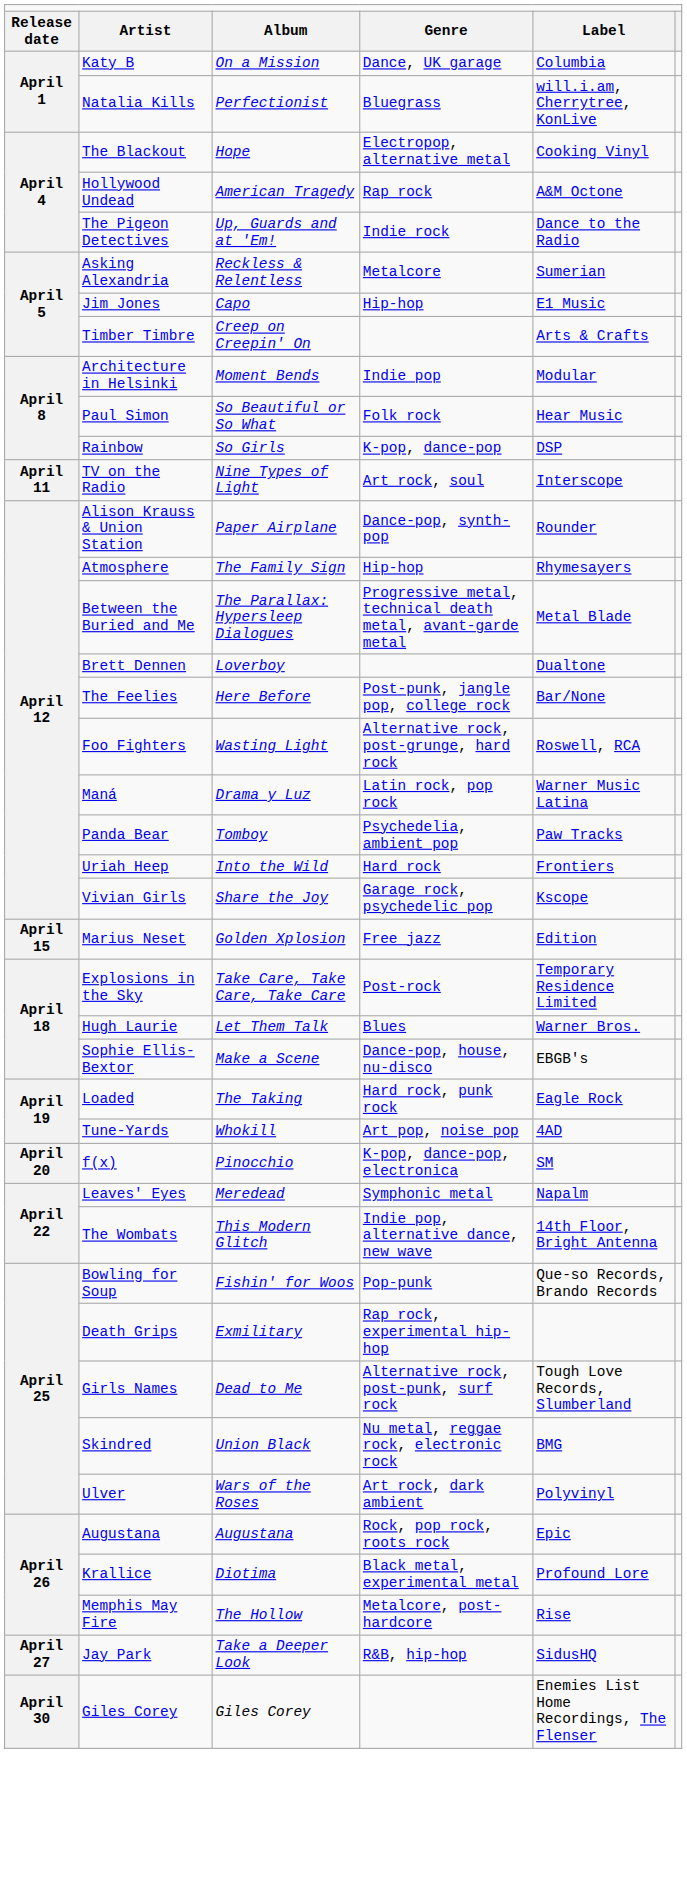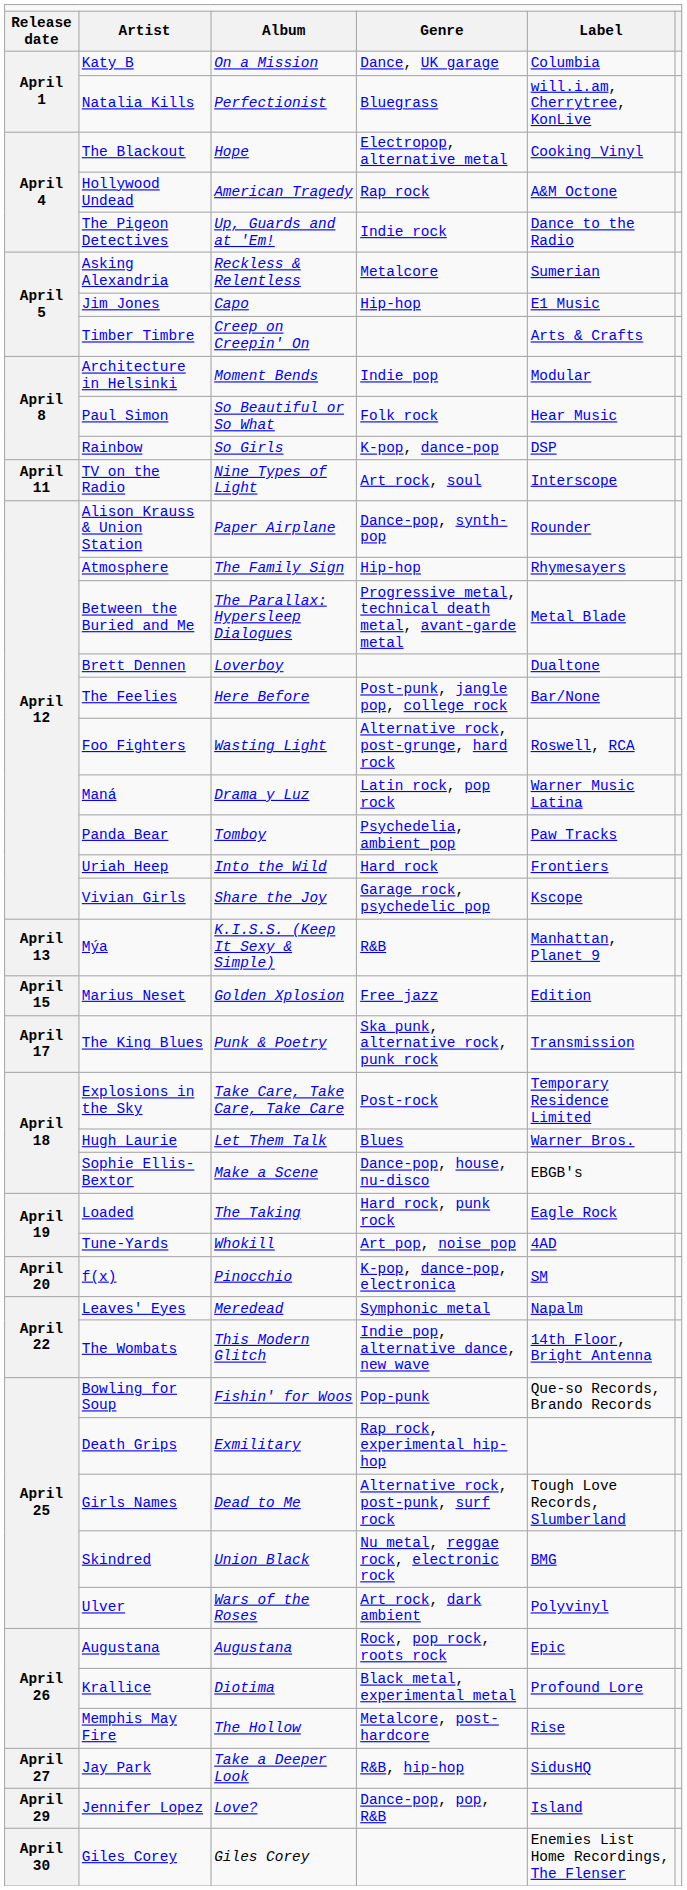+ row: (95, 947)
+ row: (142, 1044)
+ row: (142, 1809)
